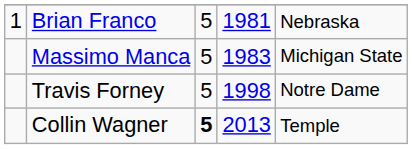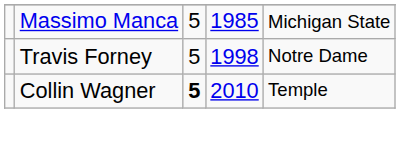- row: (94, 21)
(247, 56) 1983 -> (235, 21) 1985
(247, 125) 2013 -> (235, 90) 2010
